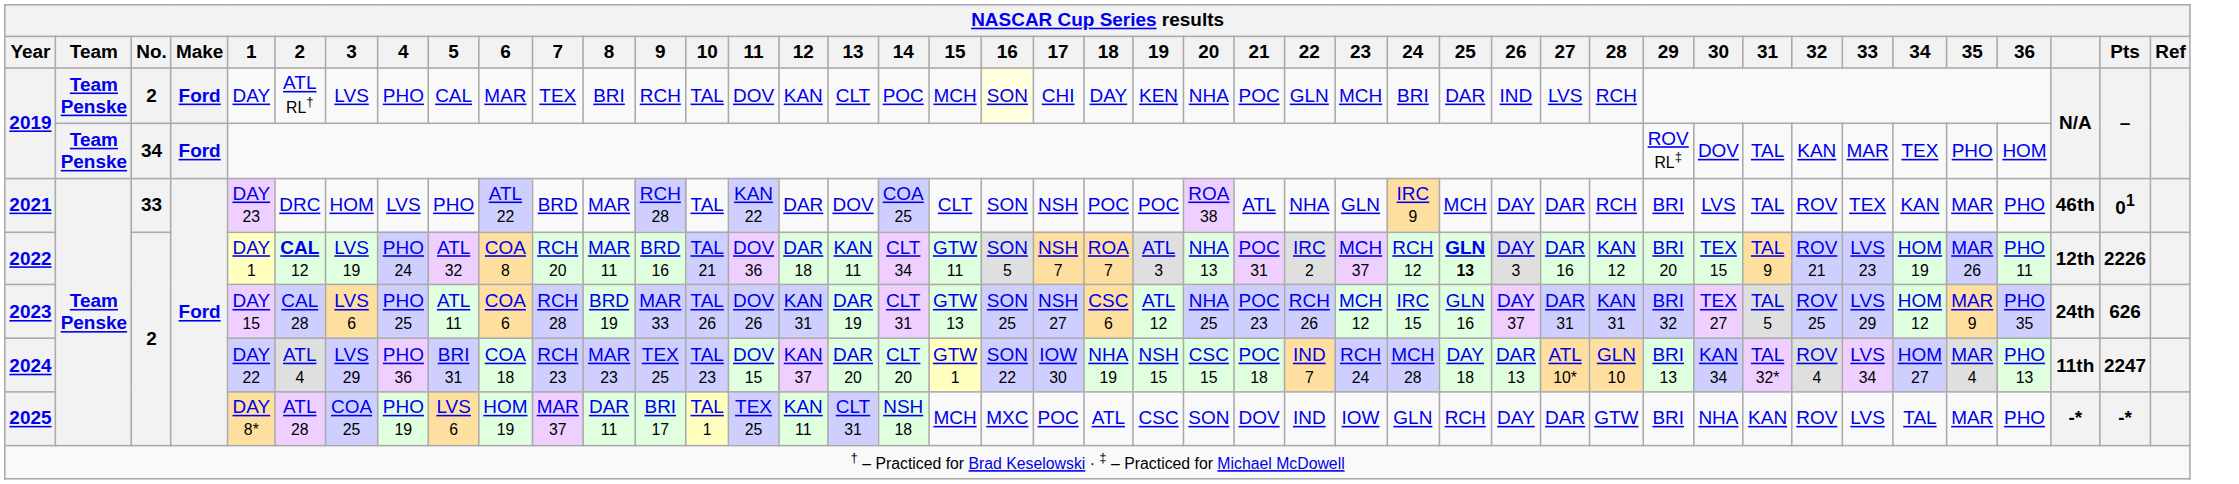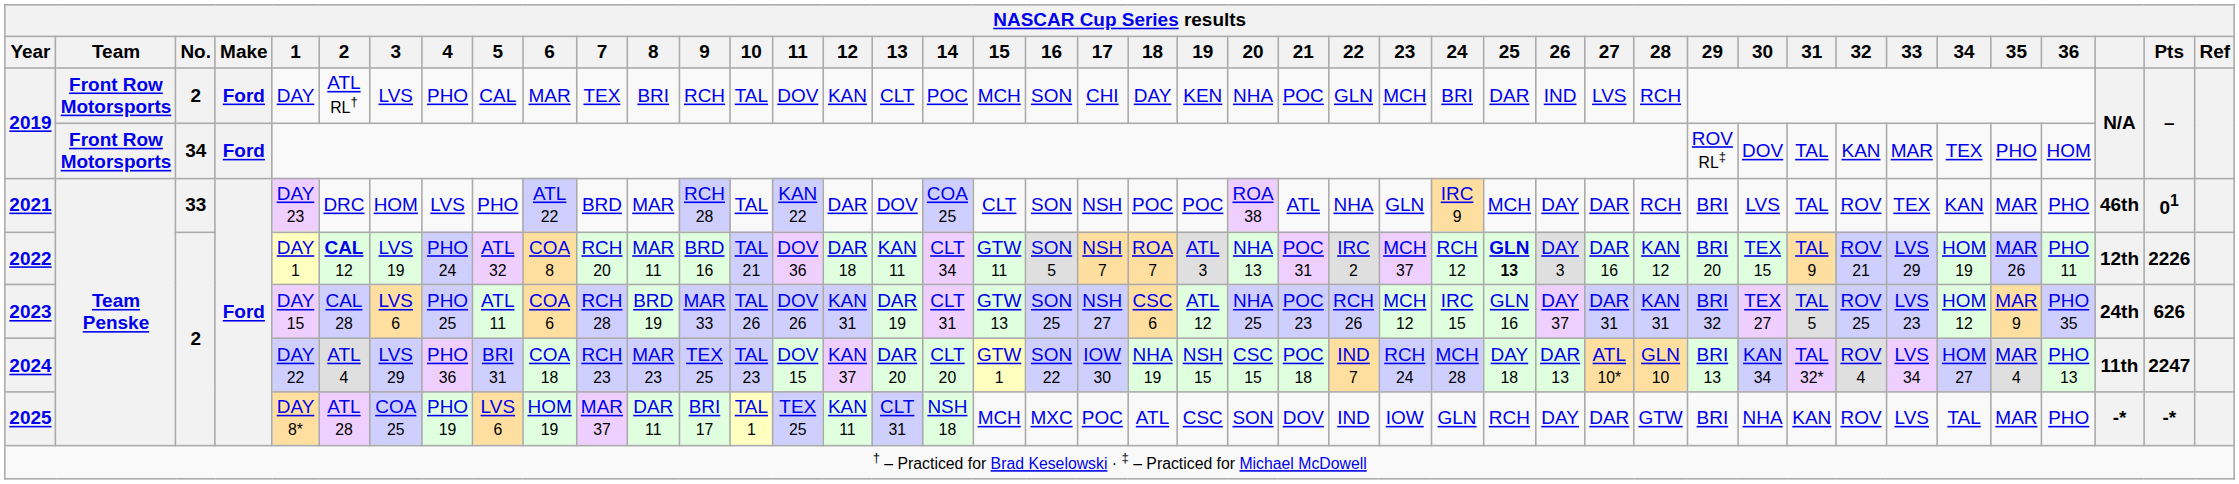(94, 95) Team Penske -> (116, 95) Front Row Motorsports
(1007, 95) lightyellow background -> (1052, 95) no background
(94, 150) Team Penske -> (116, 150) Front Row Motorsports
(1868, 258) LVS 23 -> (1912, 258) LVS 29
(1868, 311) LVS 29 -> (1912, 311) LVS 23
